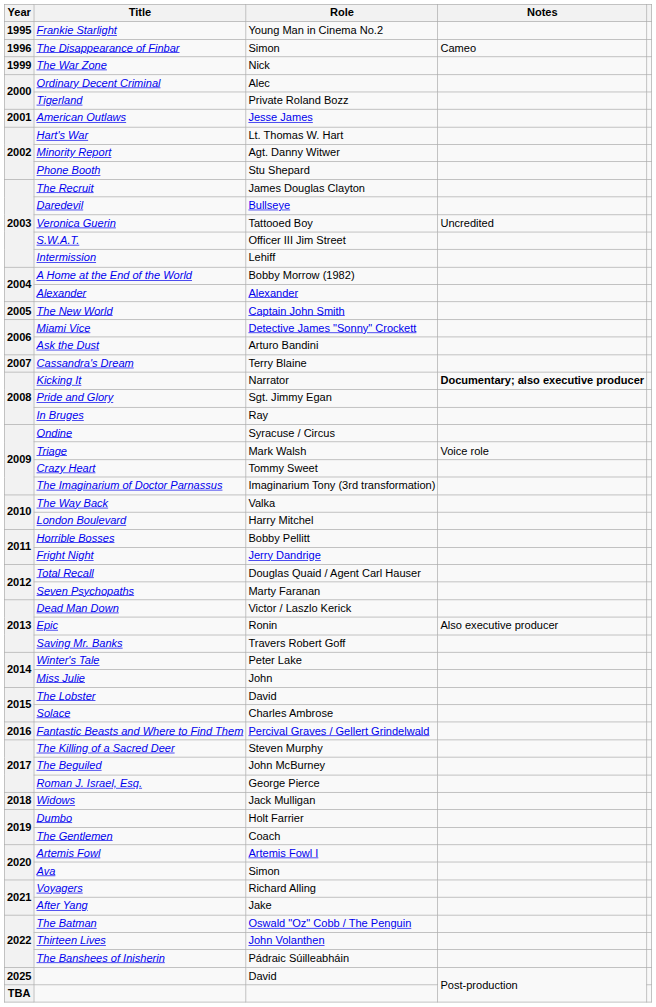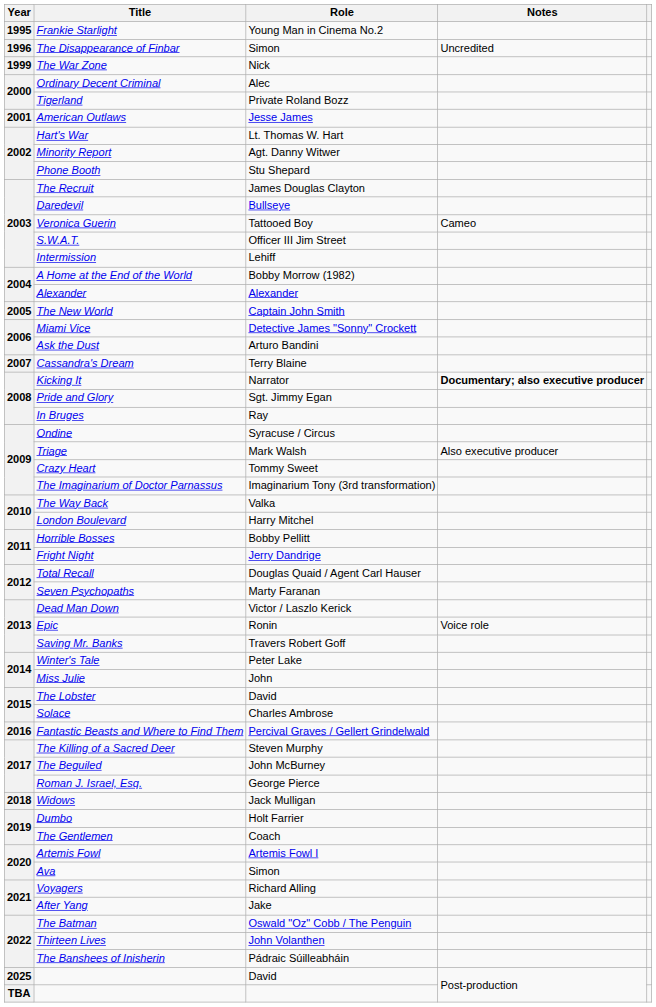(458, 48) Cameo -> (467, 48) Uncredited
(467, 223) Uncredited -> (458, 223) Cameo
(465, 450) Voice role -> (499, 450) Also executive producer
(499, 626) Also executive producer -> (465, 626) Voice role
